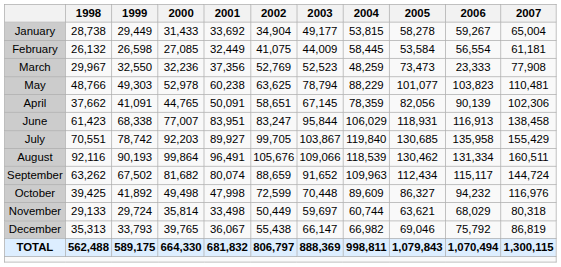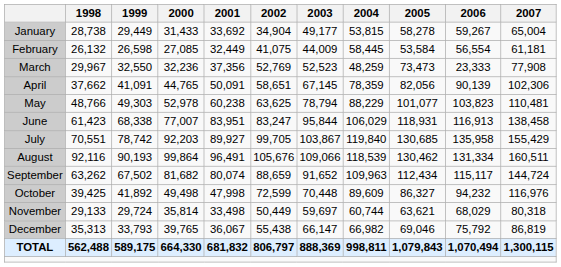rows swapped: (35, 103) <-> (35, 85)
